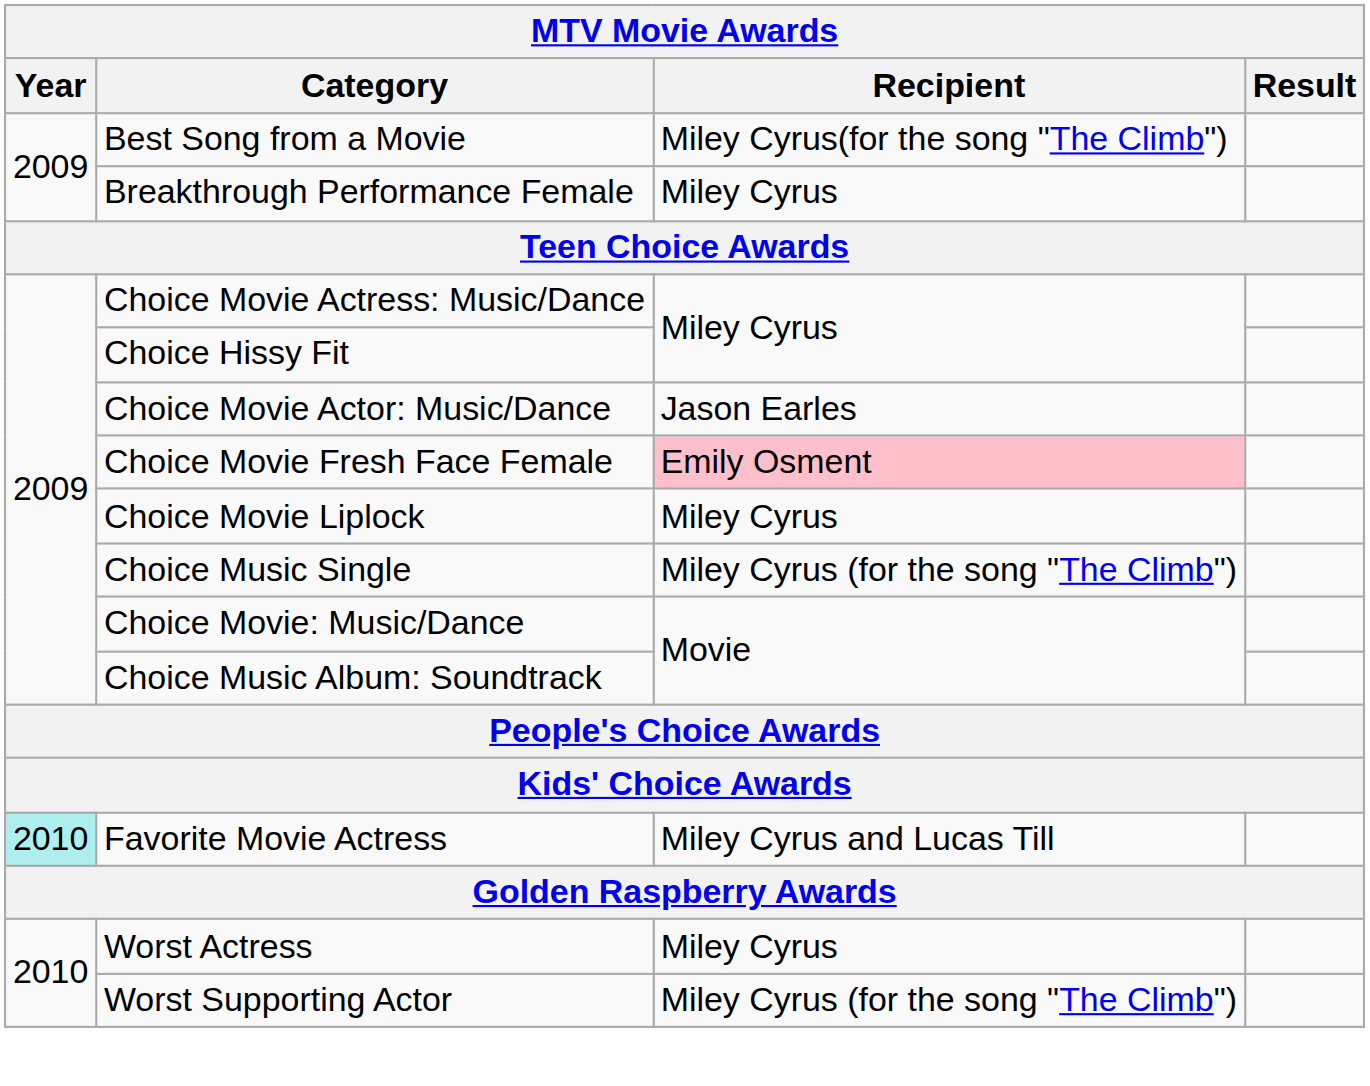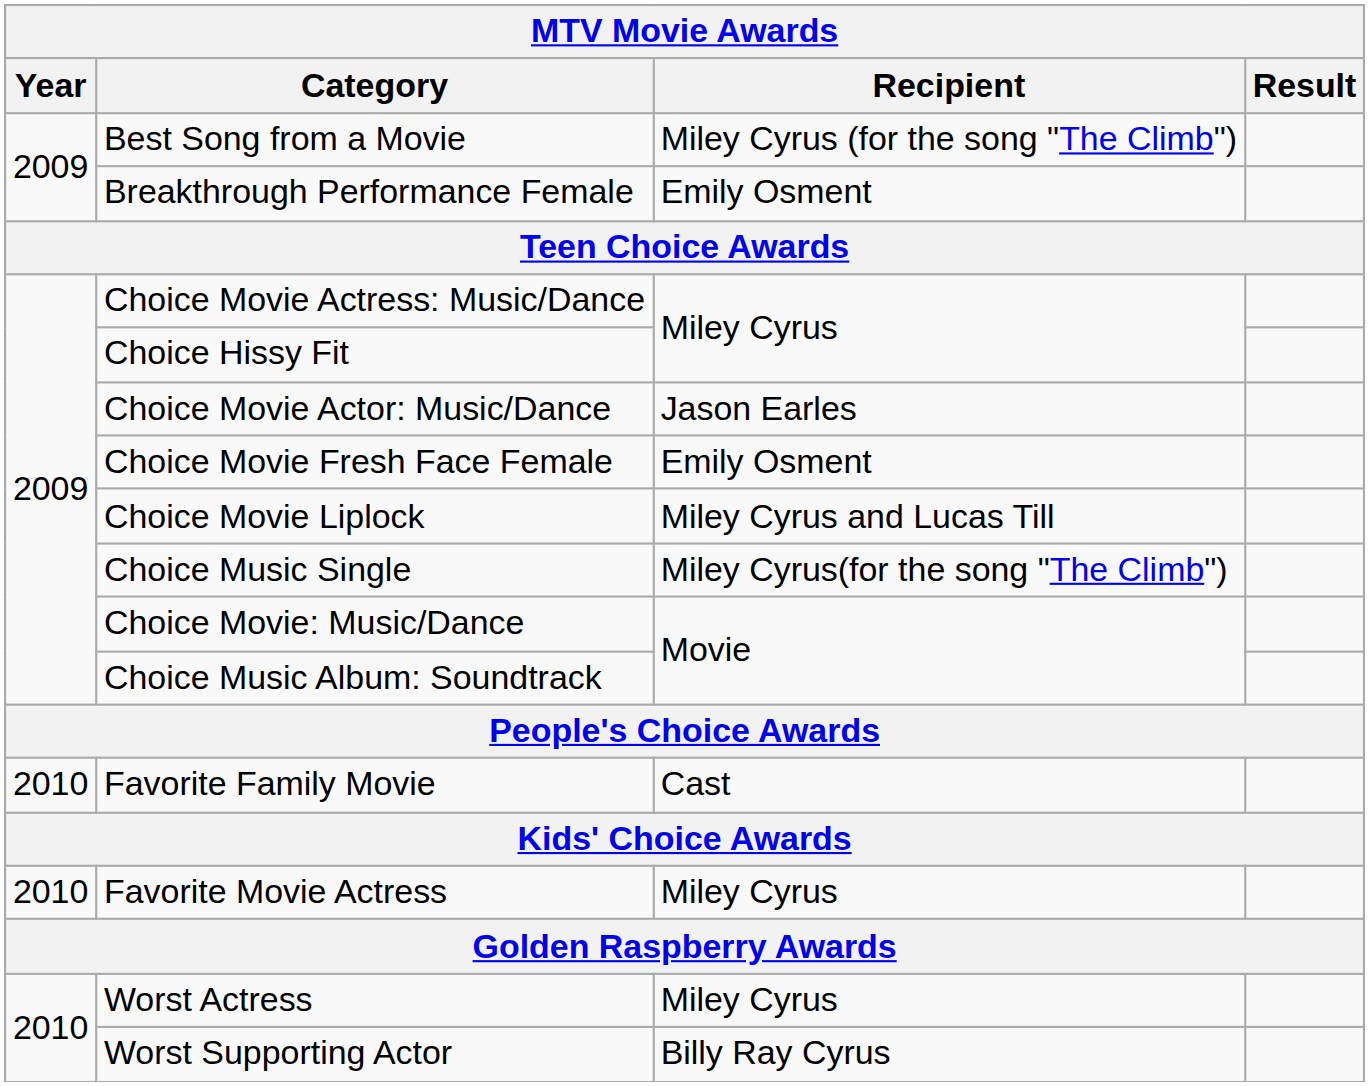(944, 138) Miley Cyrus(for the song "The Climb") -> (949, 138) Miley Cyrus (for the song "The Climb")
(749, 192) Miley Cyrus -> (766, 192) Emily Osment
(766, 461) pink background -> (766, 461) no background
(749, 515) Miley Cyrus -> (858, 515) Miley Cyrus and Lucas Till
(949, 569) Miley Cyrus (for the song "The Climb") -> (944, 569) Miley Cyrus(for the song "The Climb")
+ row: (270, 784)
(51, 838) paleturquoise background -> (51, 892) no background
(858, 838) Miley Cyrus and Lucas Till -> (749, 892) Miley Cyrus
(949, 999) Miley Cyrus (for the song "The Climb") -> (776, 1053) Billy Ray Cyrus
